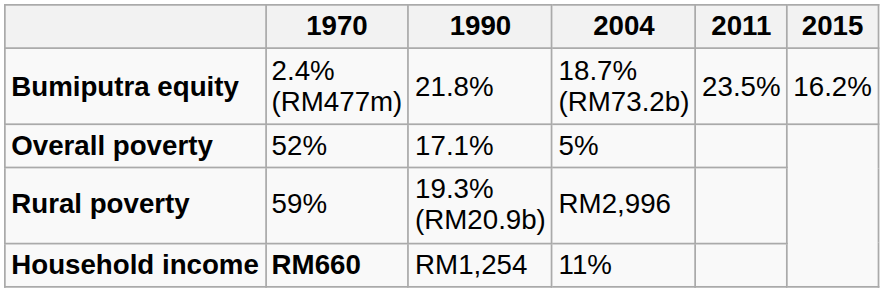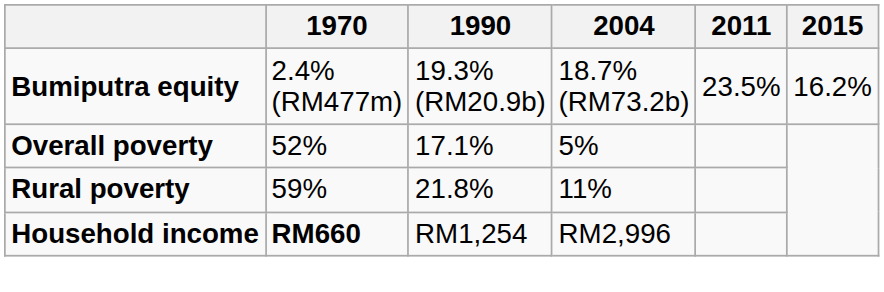(454, 85) 21.8% -> (480, 85) 19.3% (RM20.9b)
(480, 204) 19.3% (RM20.9b) -> (454, 189) 21.8%
(615, 204) RM2,996 -> (585, 189) 11%
(585, 264) 11% -> (615, 233) RM2,996
